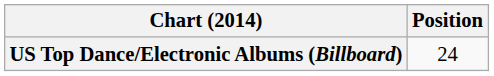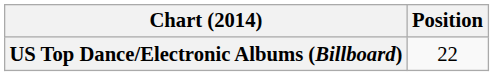(447, 53) 24 -> (447, 53) 22
